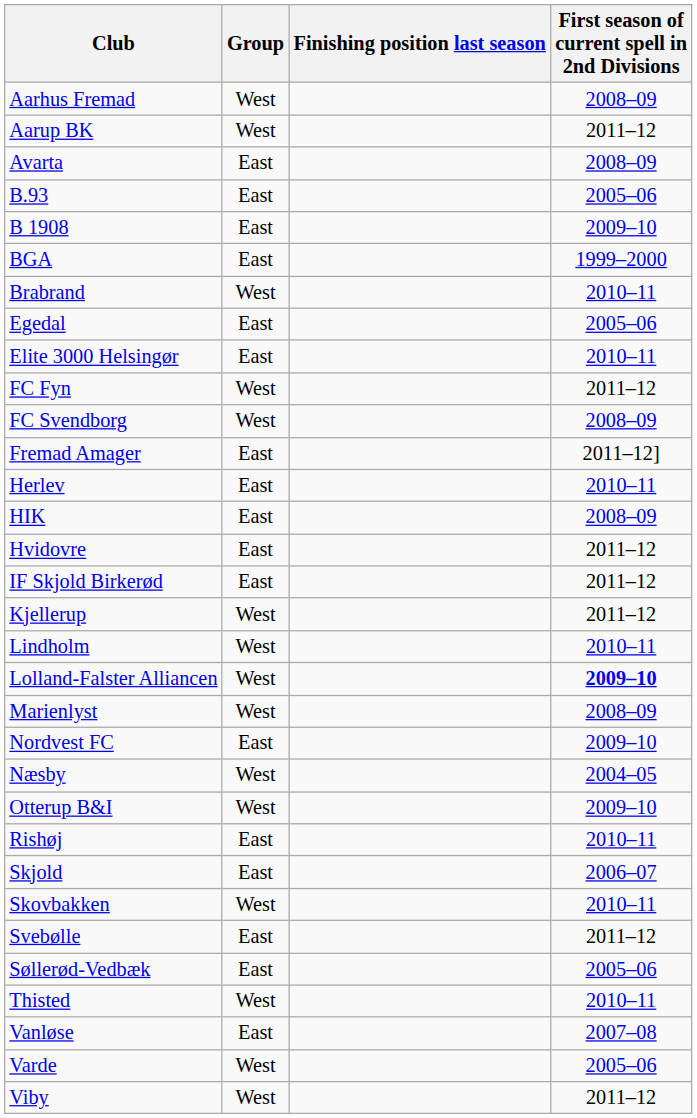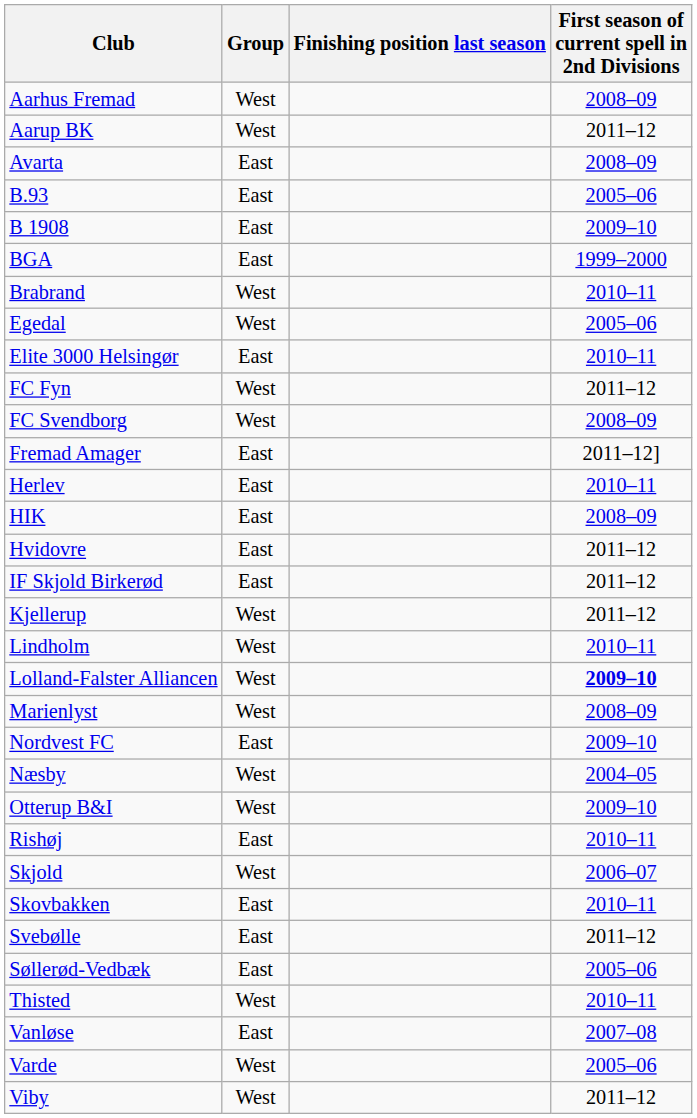(256, 324) East -> (256, 324) West
(256, 871) East -> (256, 871) West
(256, 904) West -> (256, 904) East
